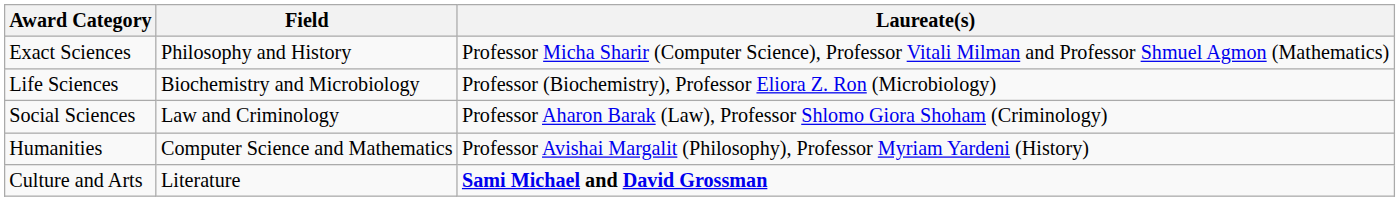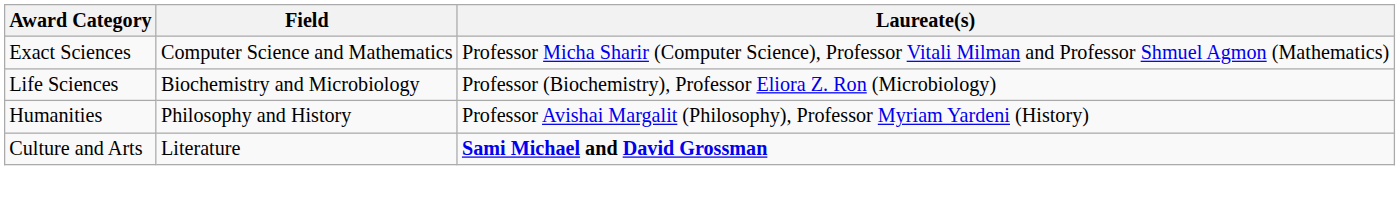(256, 52) Philosophy and History -> (307, 52) Computer Science and Mathematics
- row: (72, 116)
(307, 148) Computer Science and Mathematics -> (256, 116) Philosophy and History
